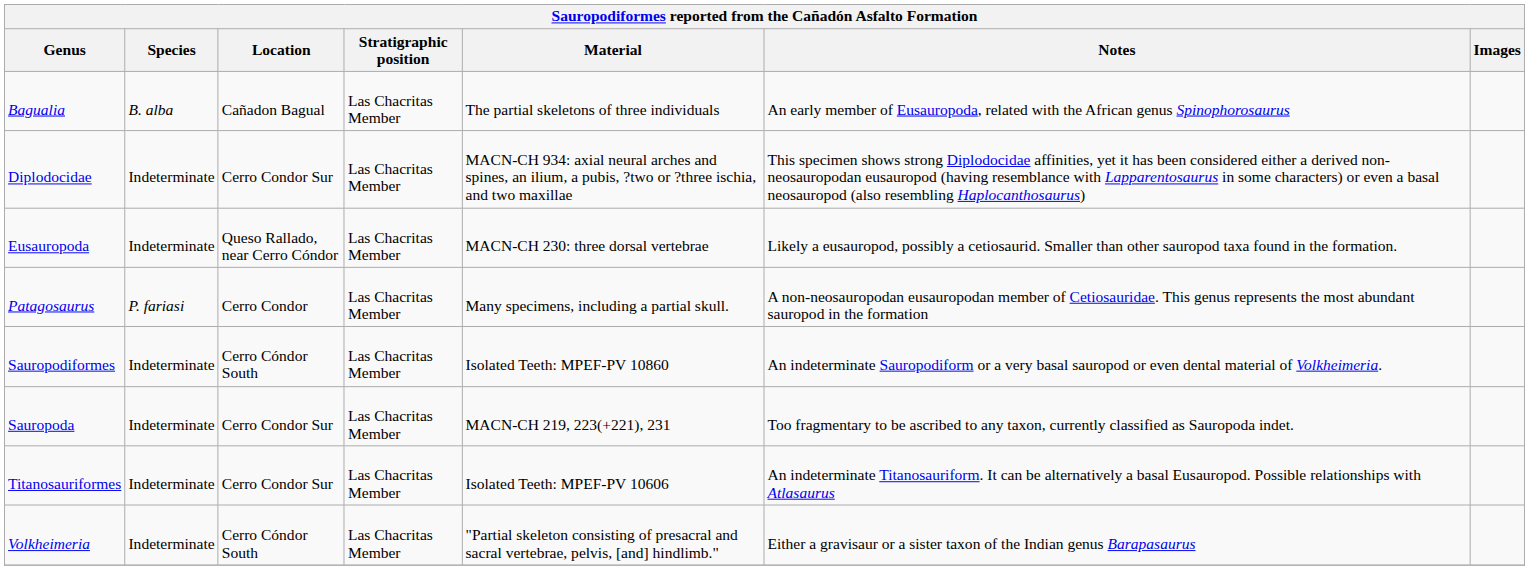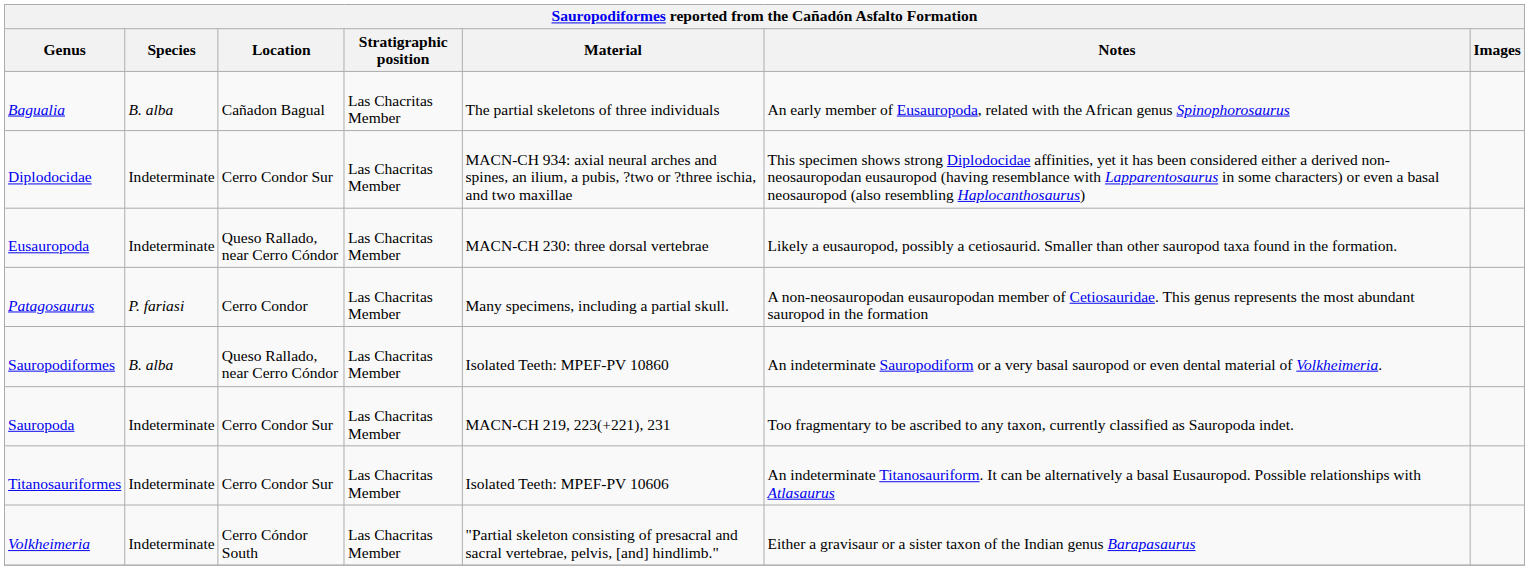(172, 365) Indeterminate -> (151, 365) B. alba
(265, 365) Cerro Cóndor South -> (280, 365) Queso Rallado, near Cerro Cóndor
